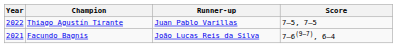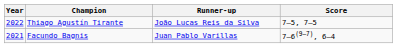(196, 22) Juan Pablo Varillas -> (207, 22) João Lucas Reis da Silva
(207, 35) João Lucas Reis da Silva -> (196, 35) Juan Pablo Varillas
